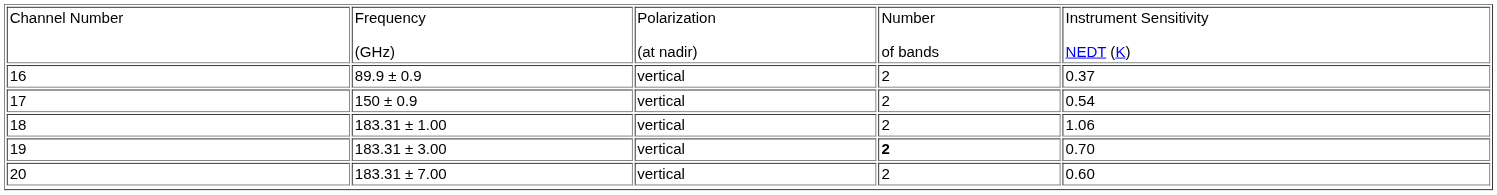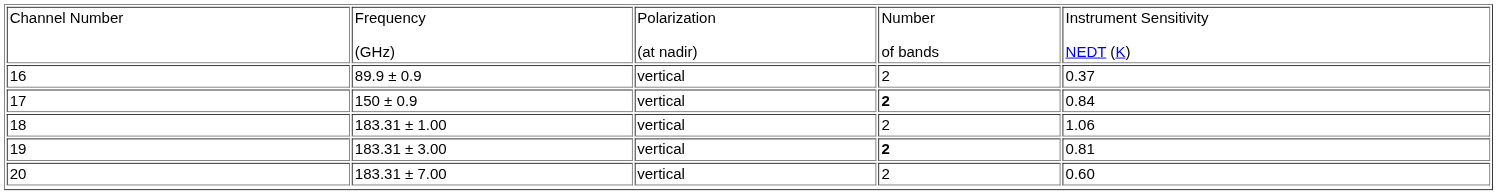(886, 100) normal -> (886, 100) bold
(1080, 100) 0.54 -> (1080, 100) 0.84
(1080, 149) 0.70 -> (1080, 149) 0.81
